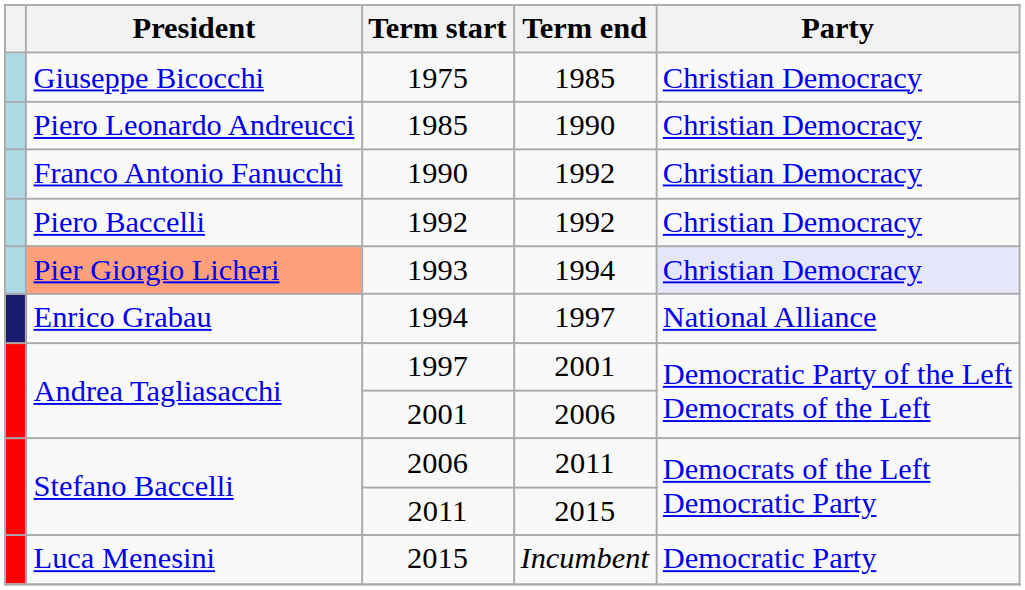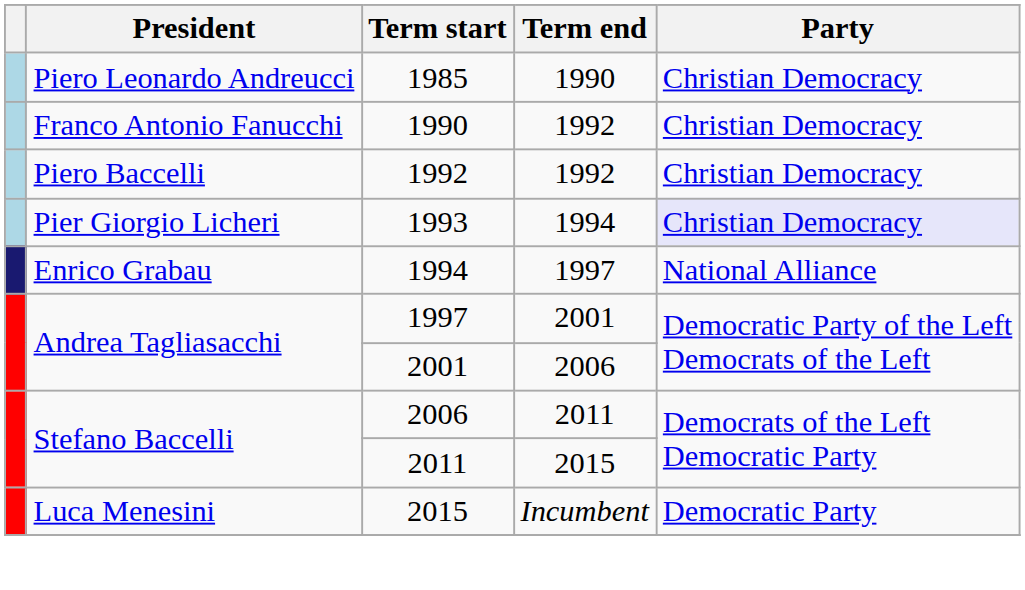- row: (437, 76)
(157, 269) lightsalmon background -> (157, 221) no background
